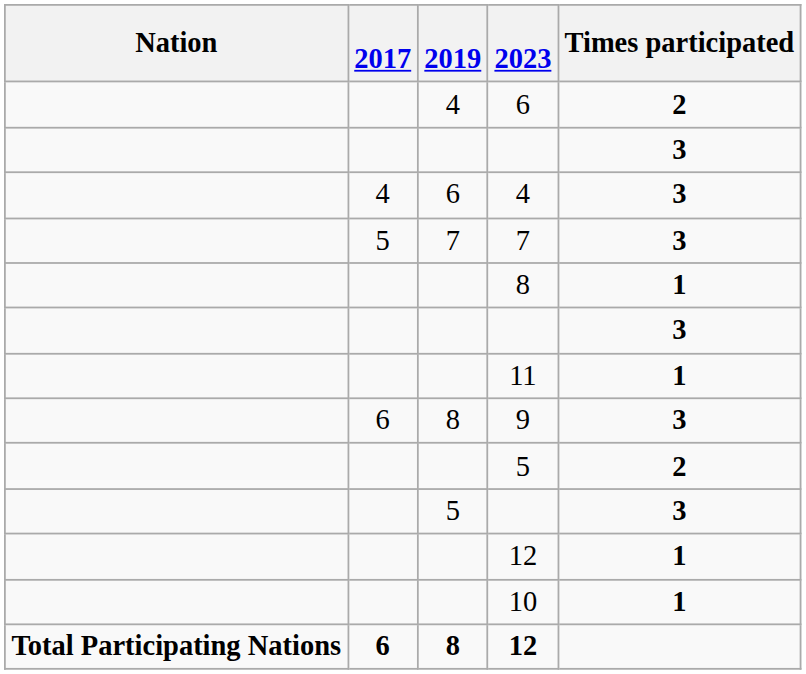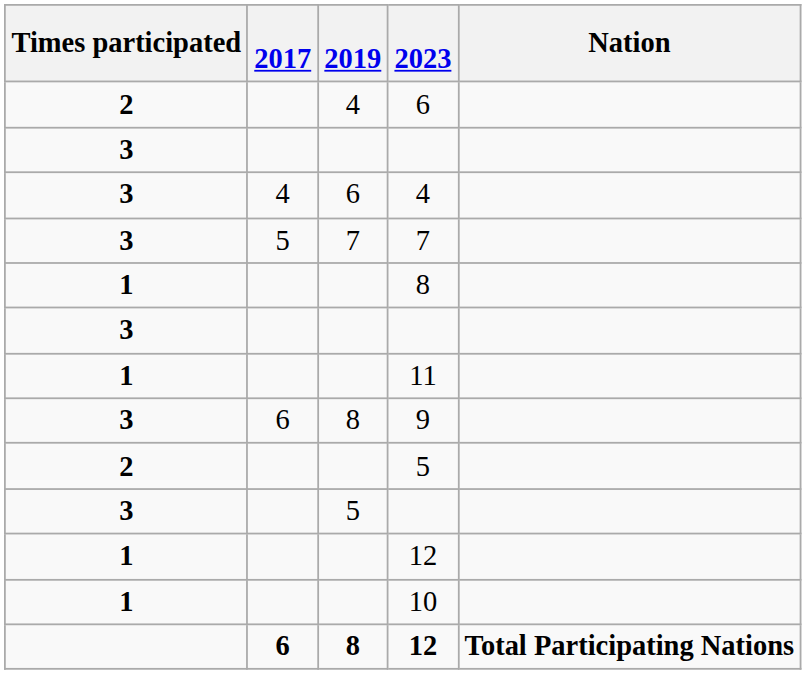columns swapped: (176, 43) <-> (679, 43)
